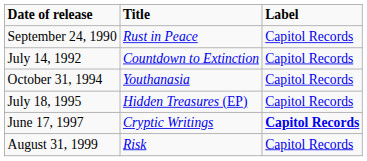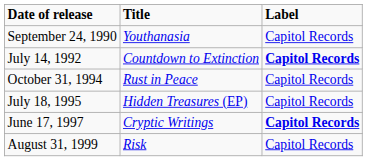(160, 36) Rust in Peace -> (156, 36) Youthanasia
(309, 58) normal -> (312, 58) bold
(156, 79) Youthanasia -> (160, 79) Rust in Peace
